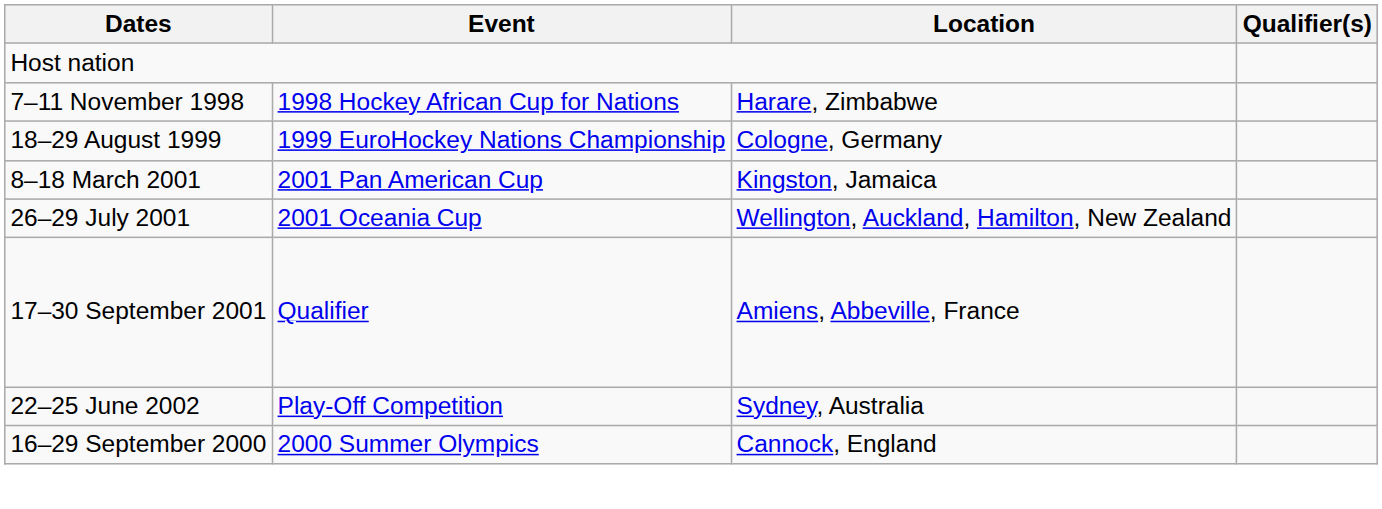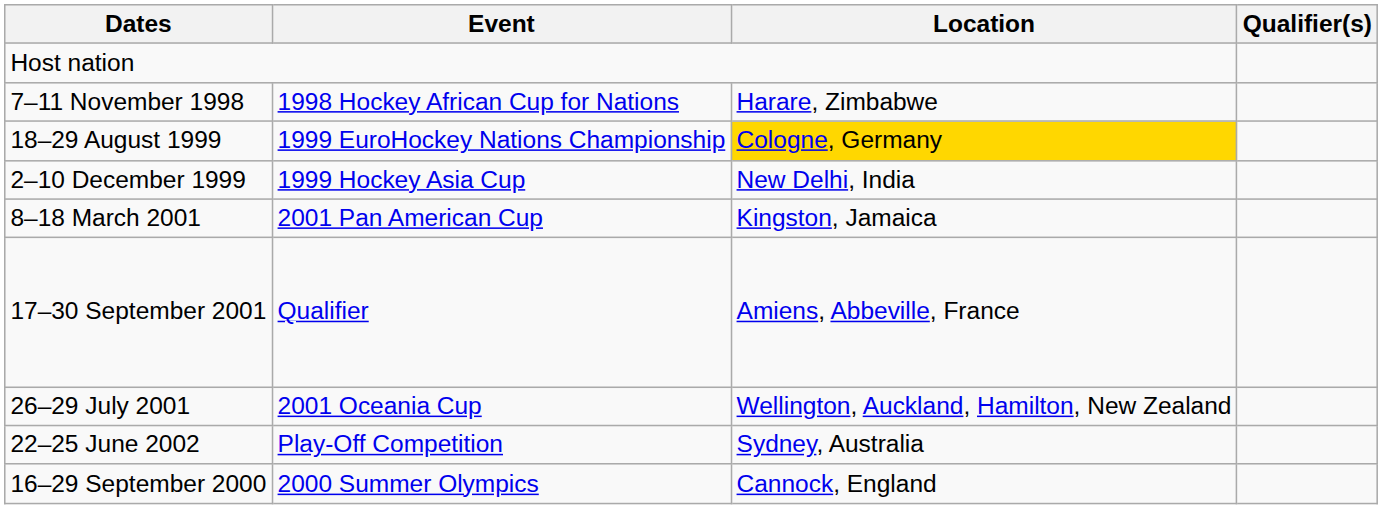(839, 140) no background -> (839, 140) gold background
+ row: (128, 179)
rows swapped: (100, 218) <-> (138, 311)
